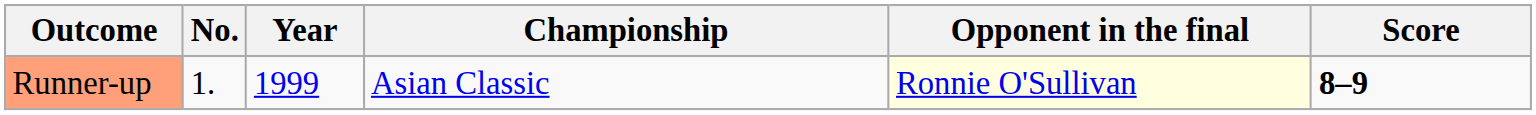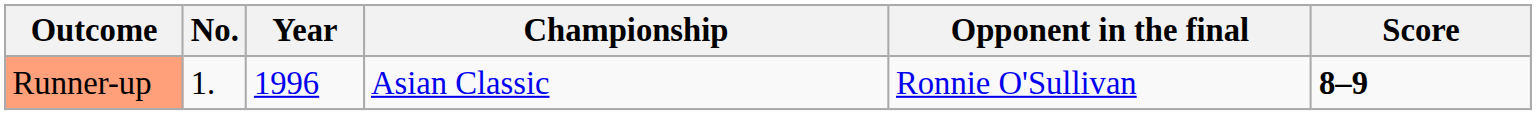(287, 82) 1999 -> (287, 82) 1996
(1016, 82) lightyellow background -> (1016, 82) no background
